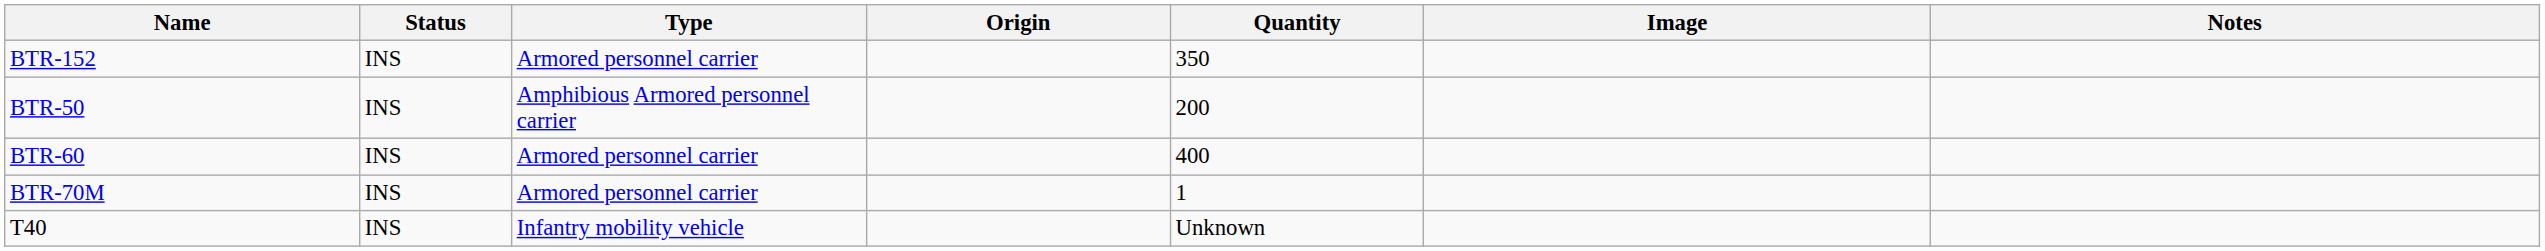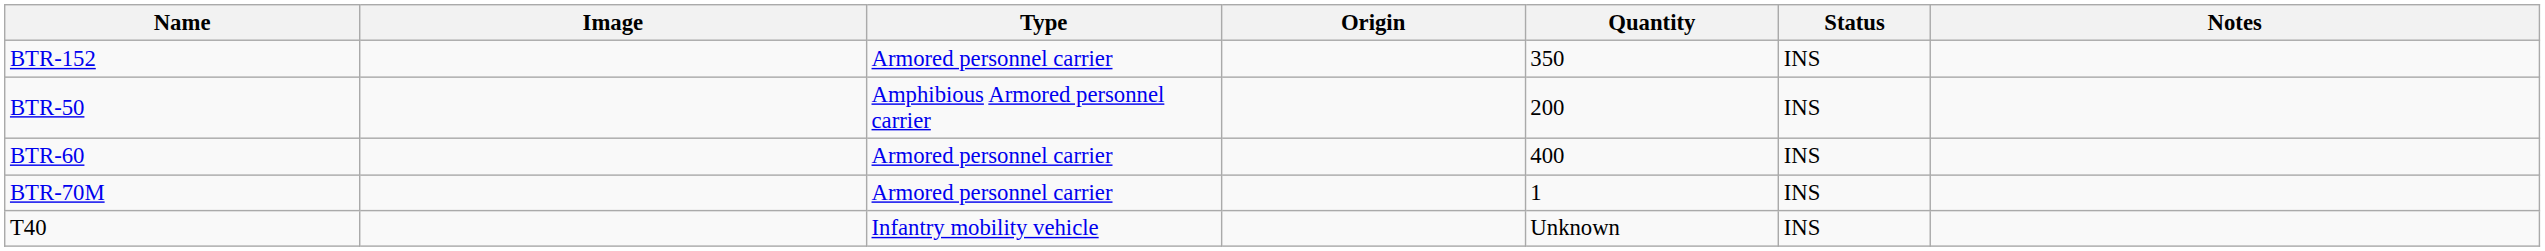columns swapped: (1677, 22) <-> (435, 22)
